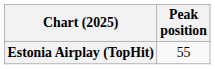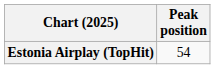(184, 52) 55 -> (184, 52) 54
